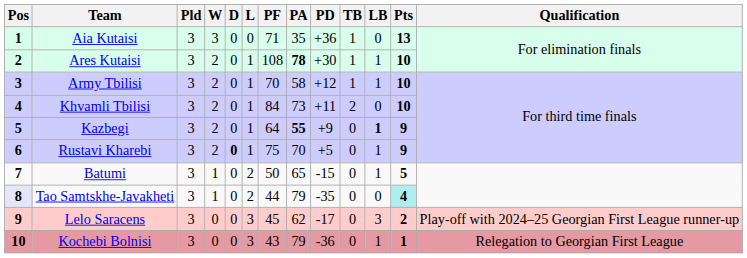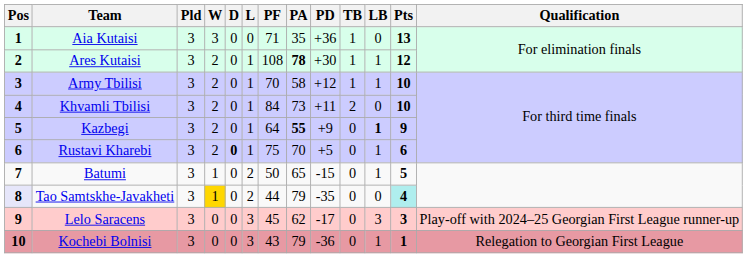(404, 60) 10 -> (404, 60) 12
(404, 151) 9 -> (404, 151) 6
(215, 196) no background -> (215, 196) gold background
(404, 219) 2 -> (404, 219) 3
